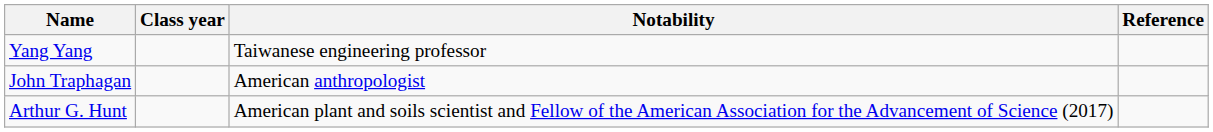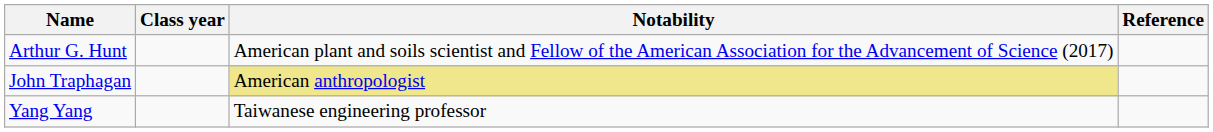rows swapped: (68, 111) <-> (51, 50)
(329, 80) no background -> (329, 80) khaki background
